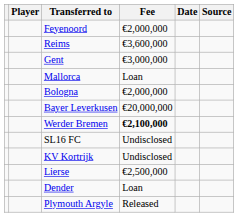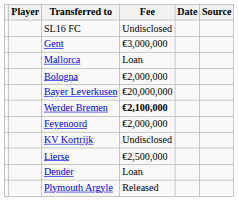rows swapped: (62, 140) <-> (65, 28)
- row: (57, 44)
